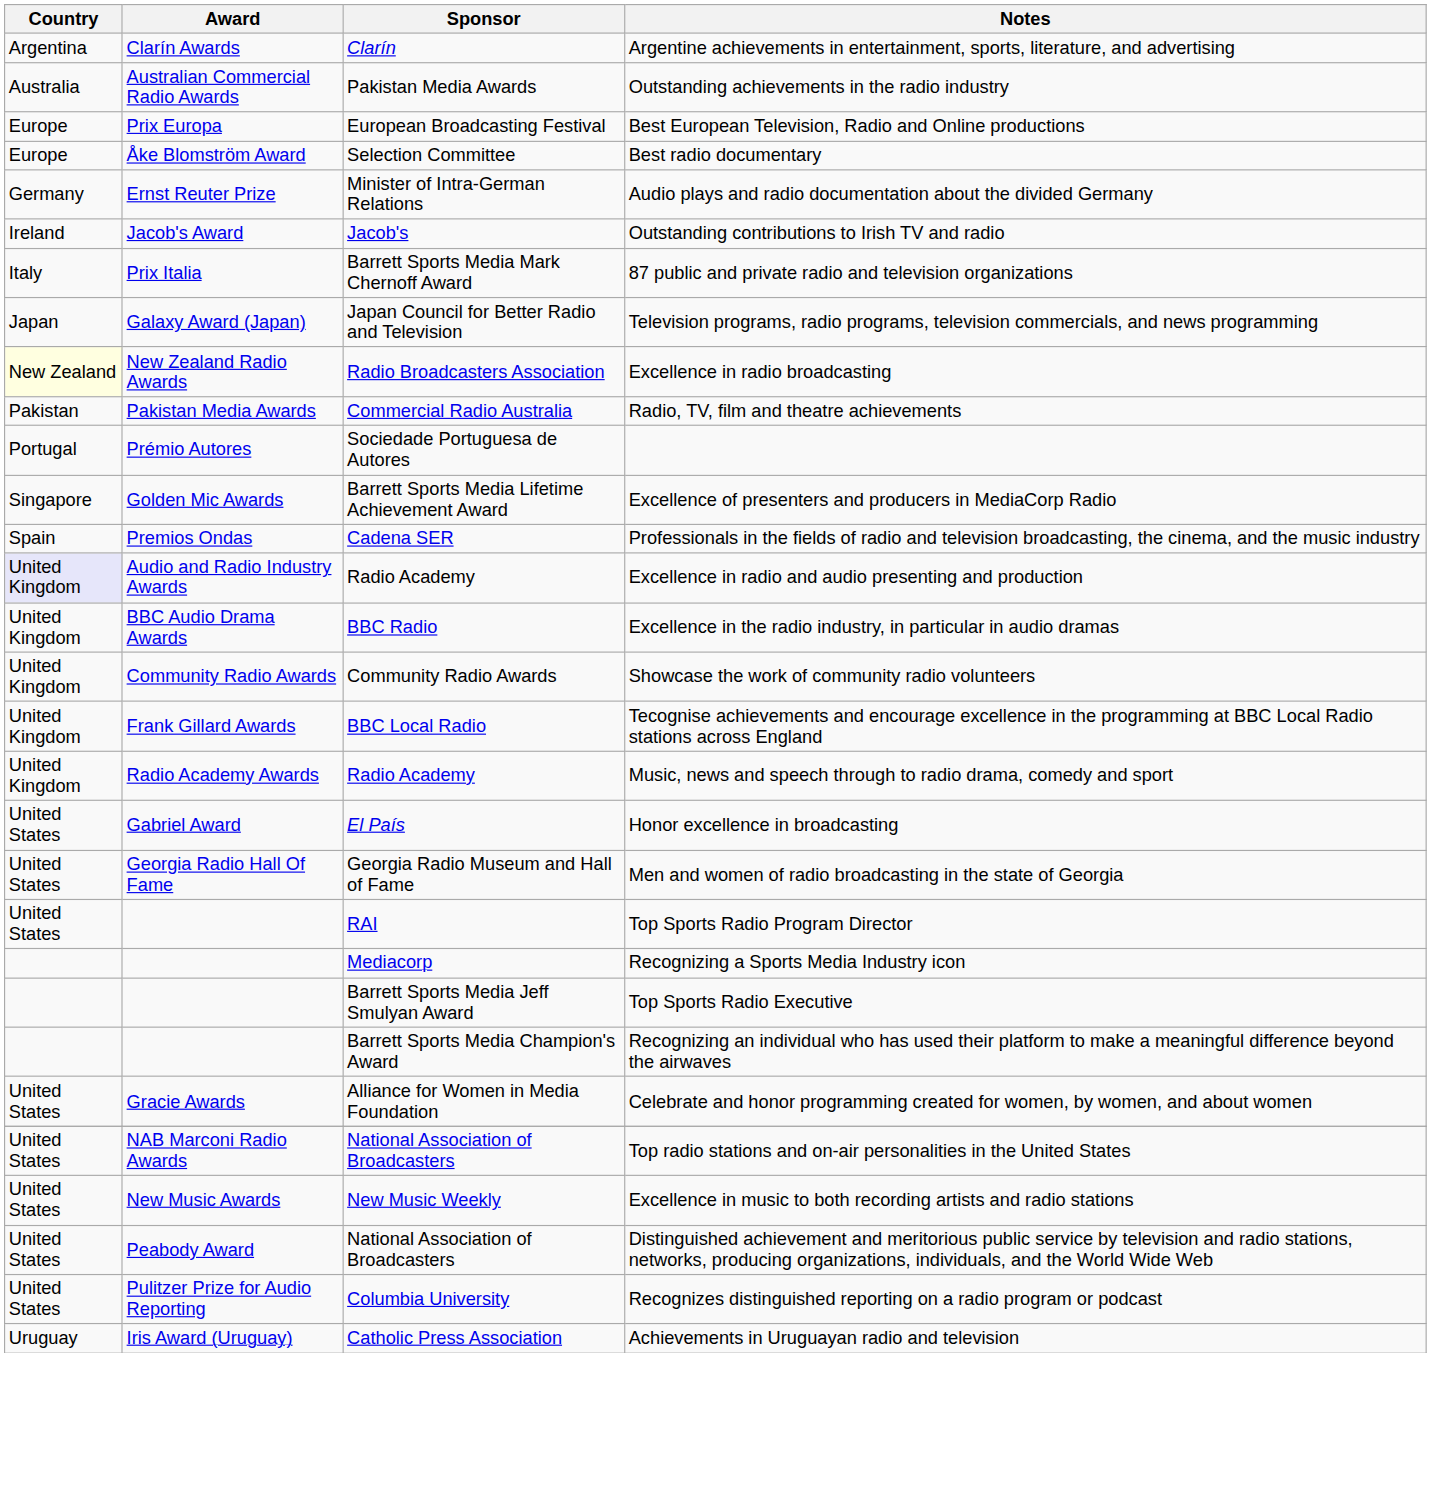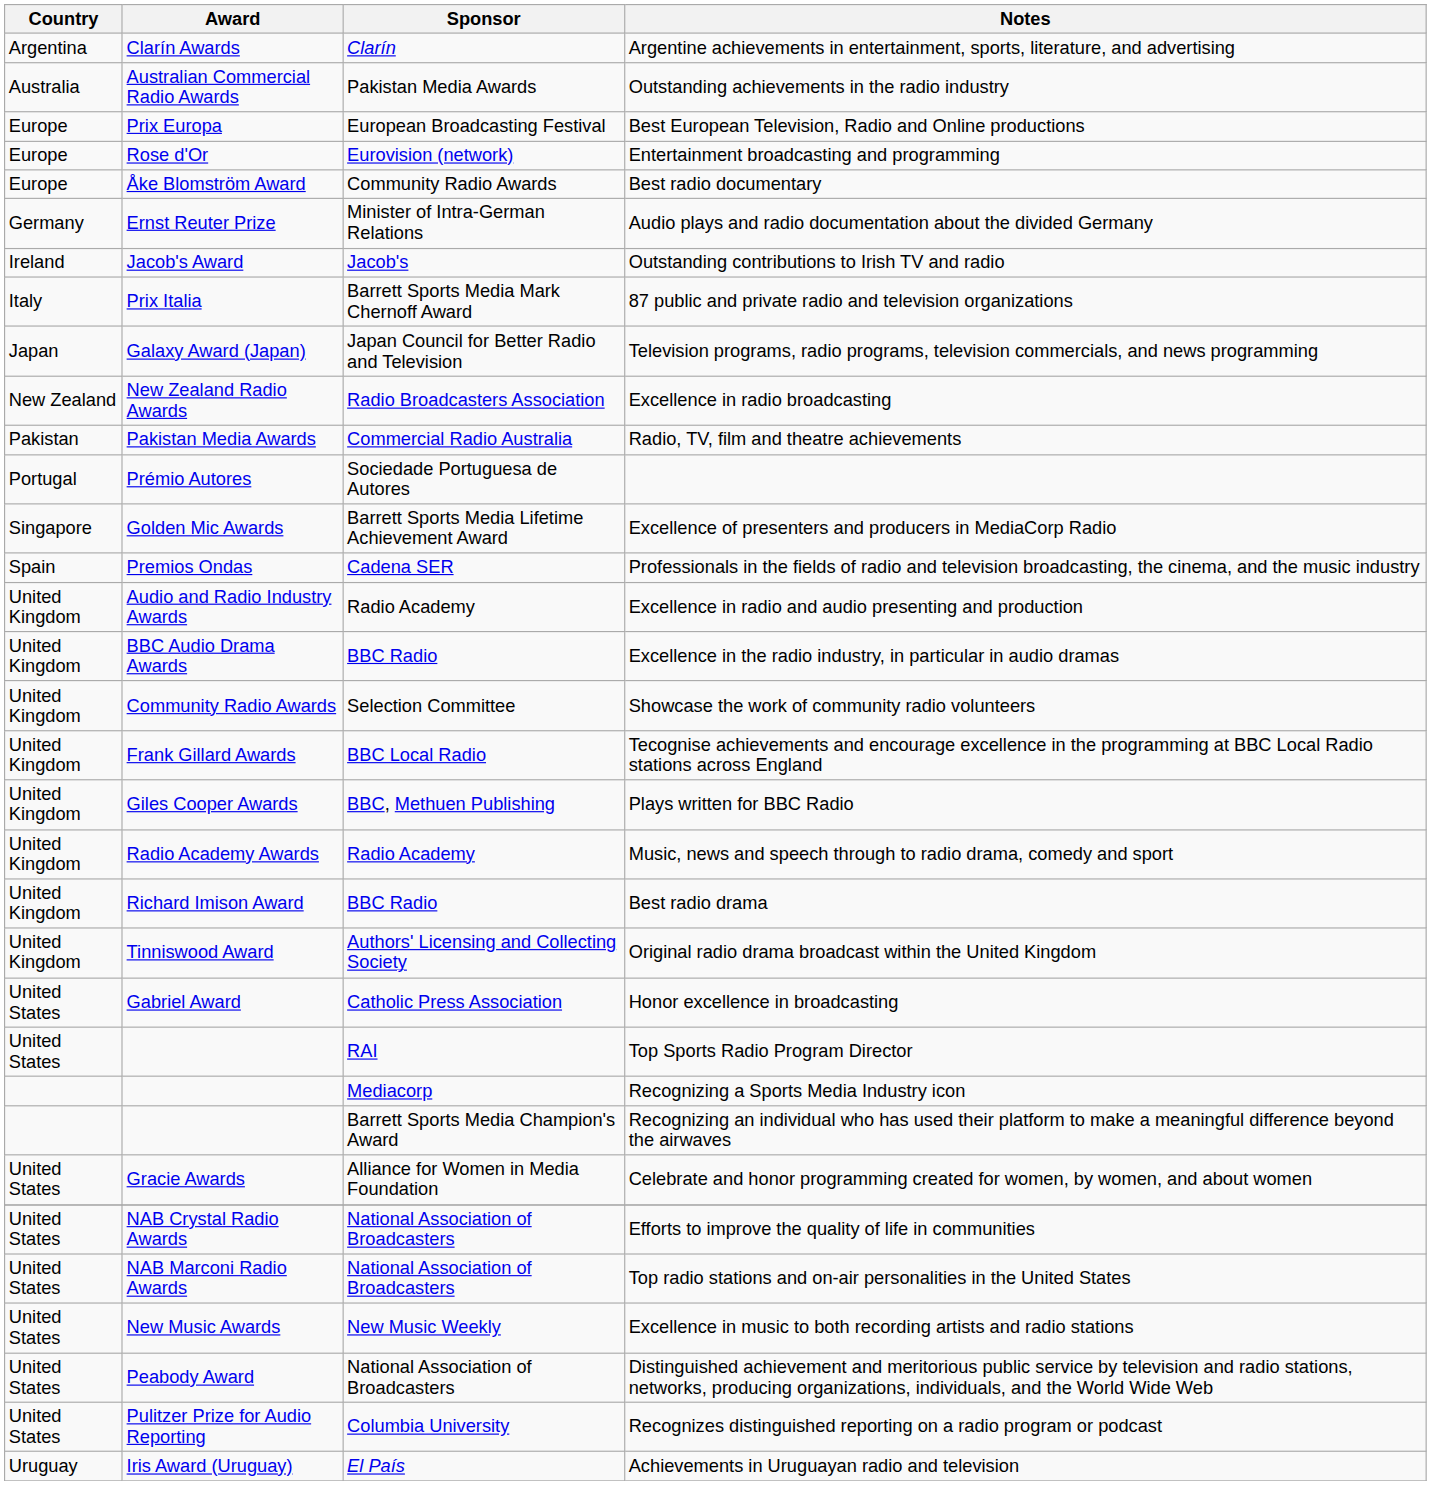+ row: (167, 155)
(431, 155) Selection Committee -> (452, 184) Community Radio Awards
(63, 371) lightyellow background -> (63, 400) no background
(45, 577) lavender background -> (45, 606) no background
(452, 676) Community Radio Awards -> (431, 705) Selection Committee
+ row: (212, 804)
+ row: (215, 903)
+ row: (200, 952)
(376, 825) El País -> (455, 1002) Catholic Press Association
- row: (216, 874)
- row: (233, 1002)
+ row: (203, 1229)
(455, 1338) Catholic Press Association -> (376, 1466) El País
